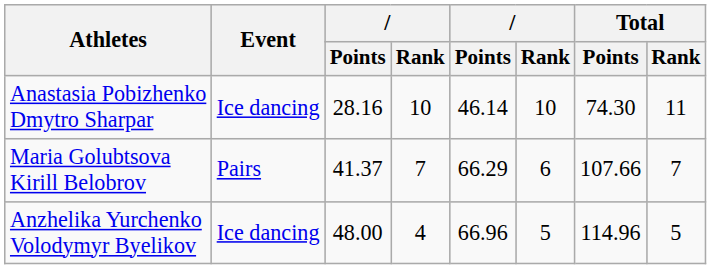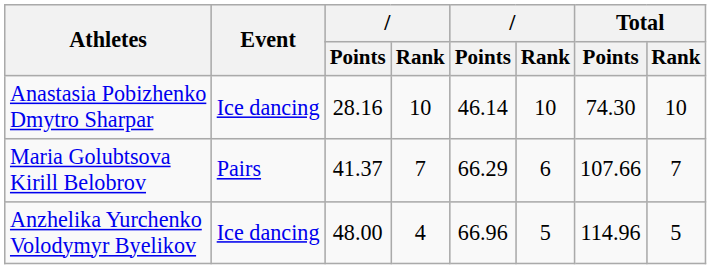(676, 107) 11 -> (676, 107) 10
